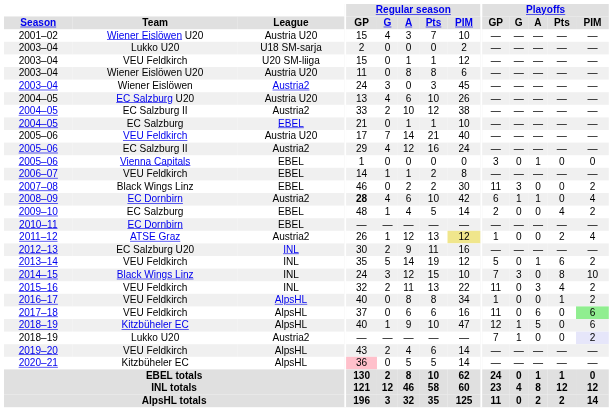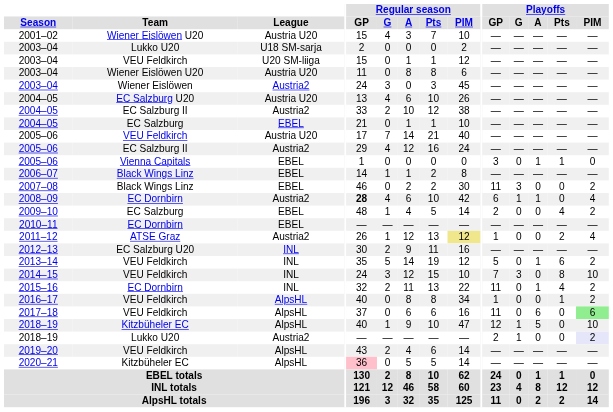(562, 161) 0 -> (562, 161) 1
(155, 174) VEU Feldkirch -> (155, 174) Black Wings Linz
(155, 275) Black Wings Linz -> (155, 275) VEU Feldkirch
(155, 287) VEU Feldkirch -> (155, 287) EC Dornbirn
(538, 287) 3 -> (538, 287) 1
(593, 325) 6 -> (593, 325) 10
(496, 338) 7 -> (496, 338) 2
